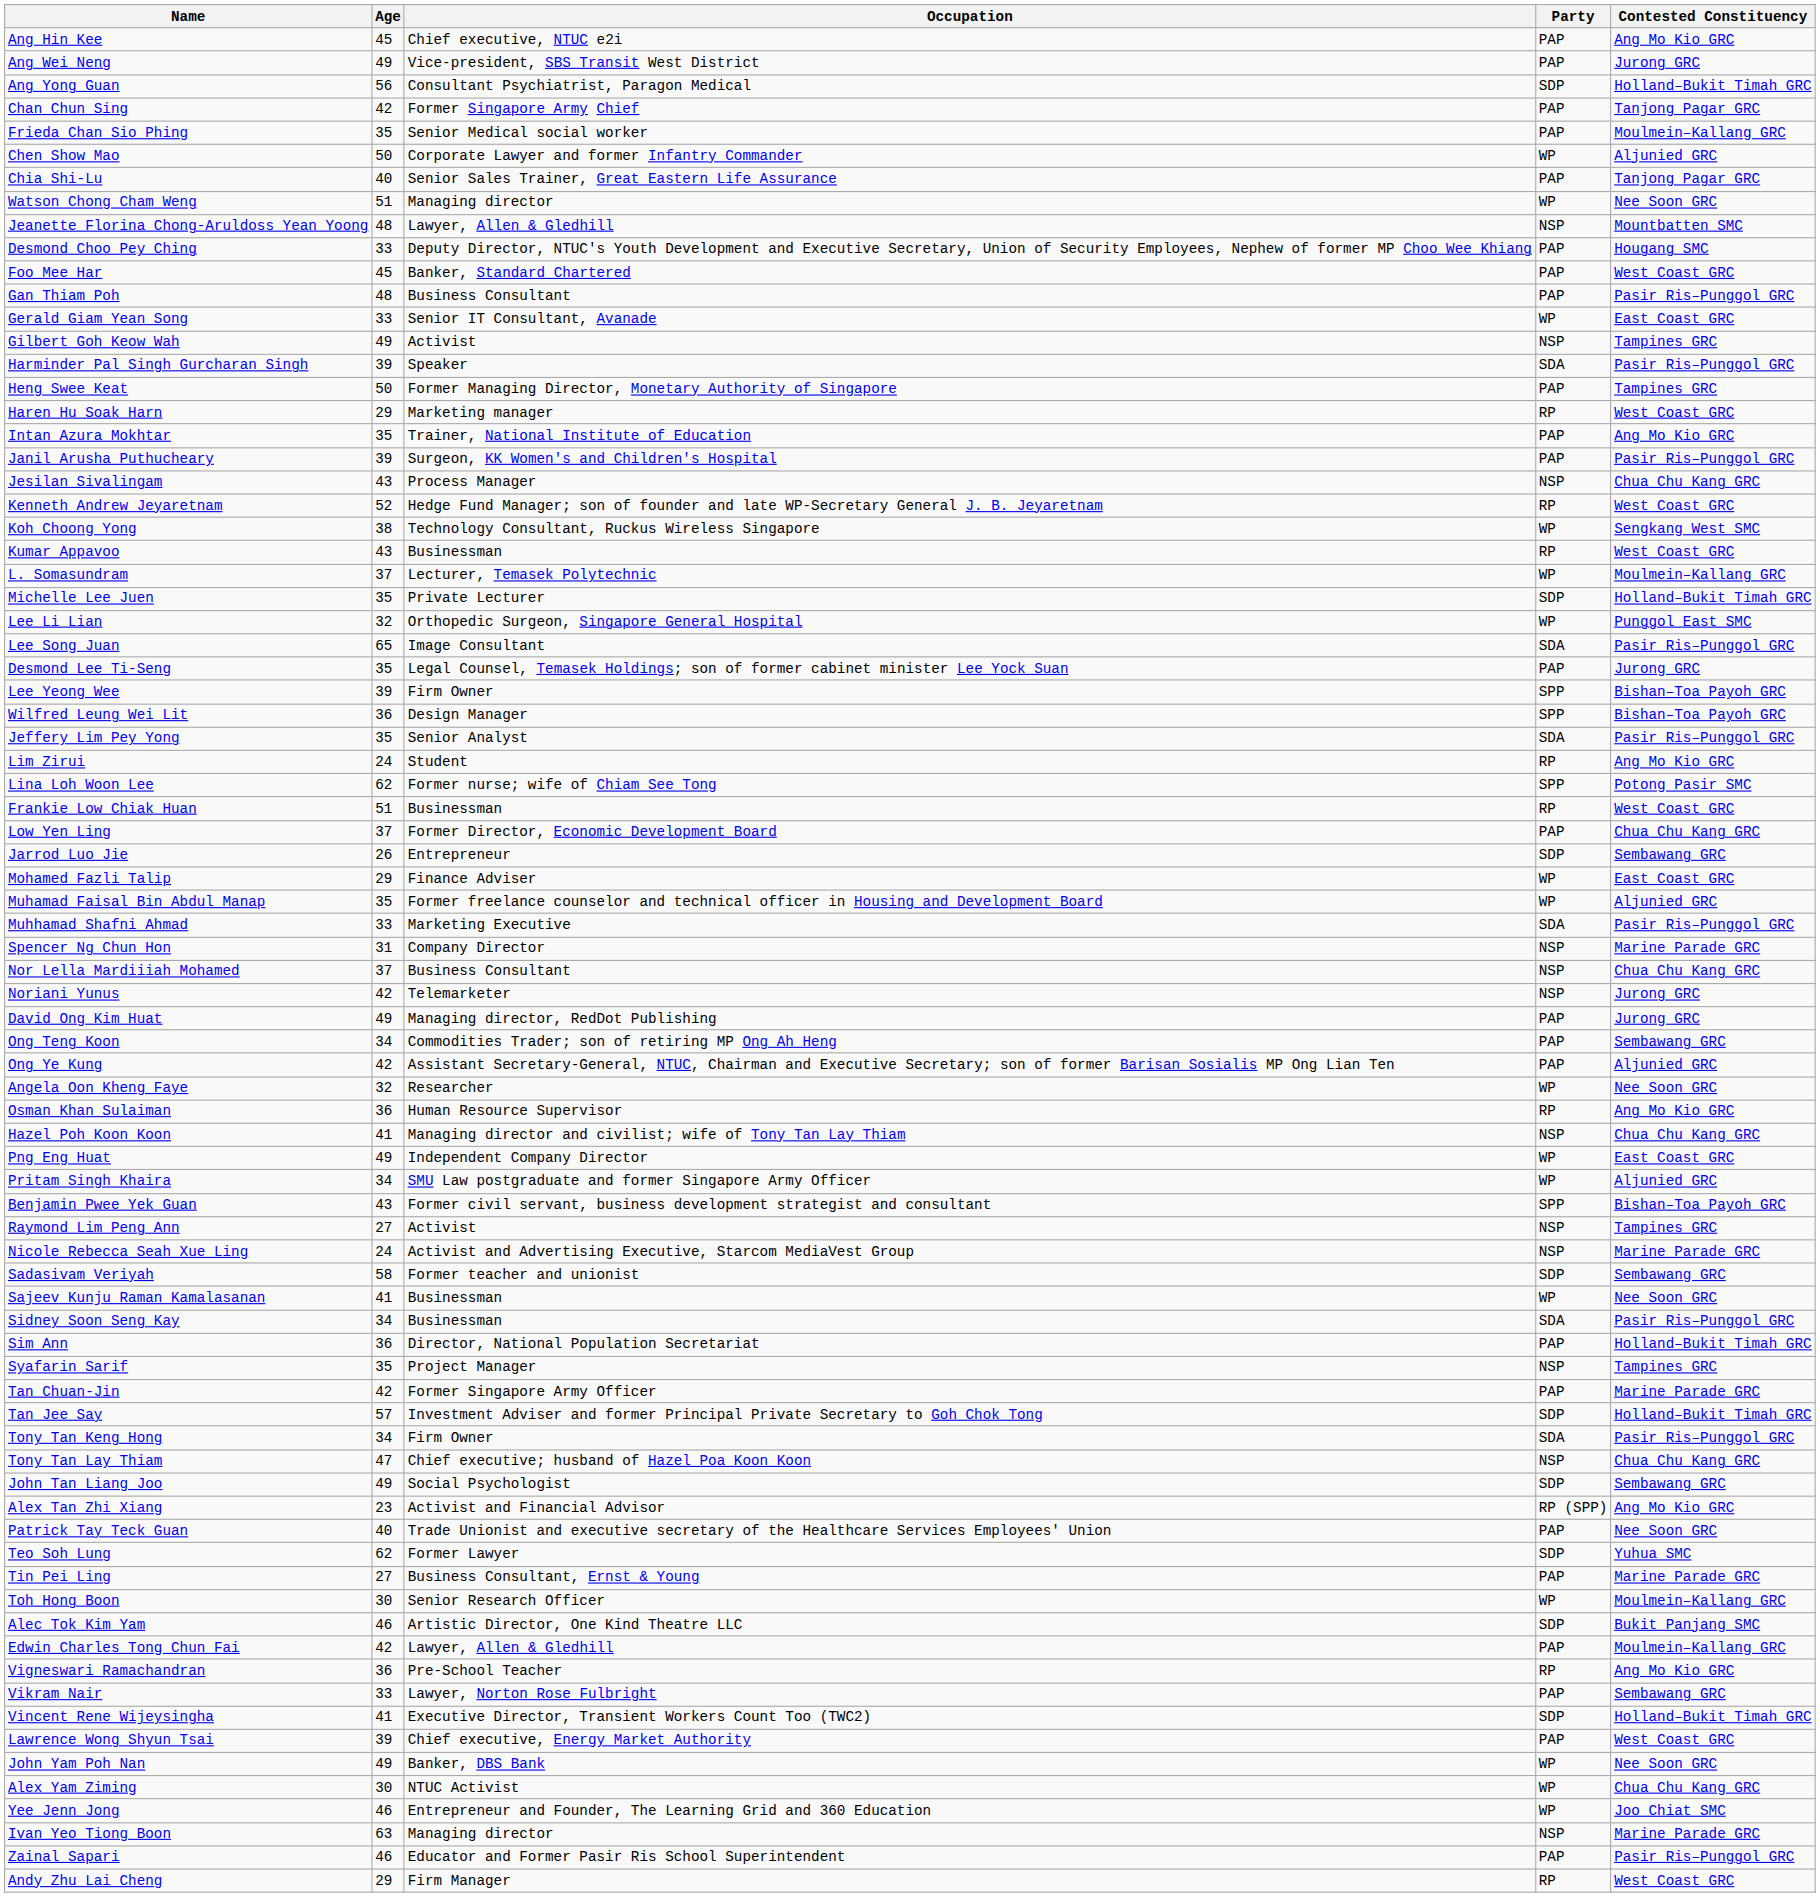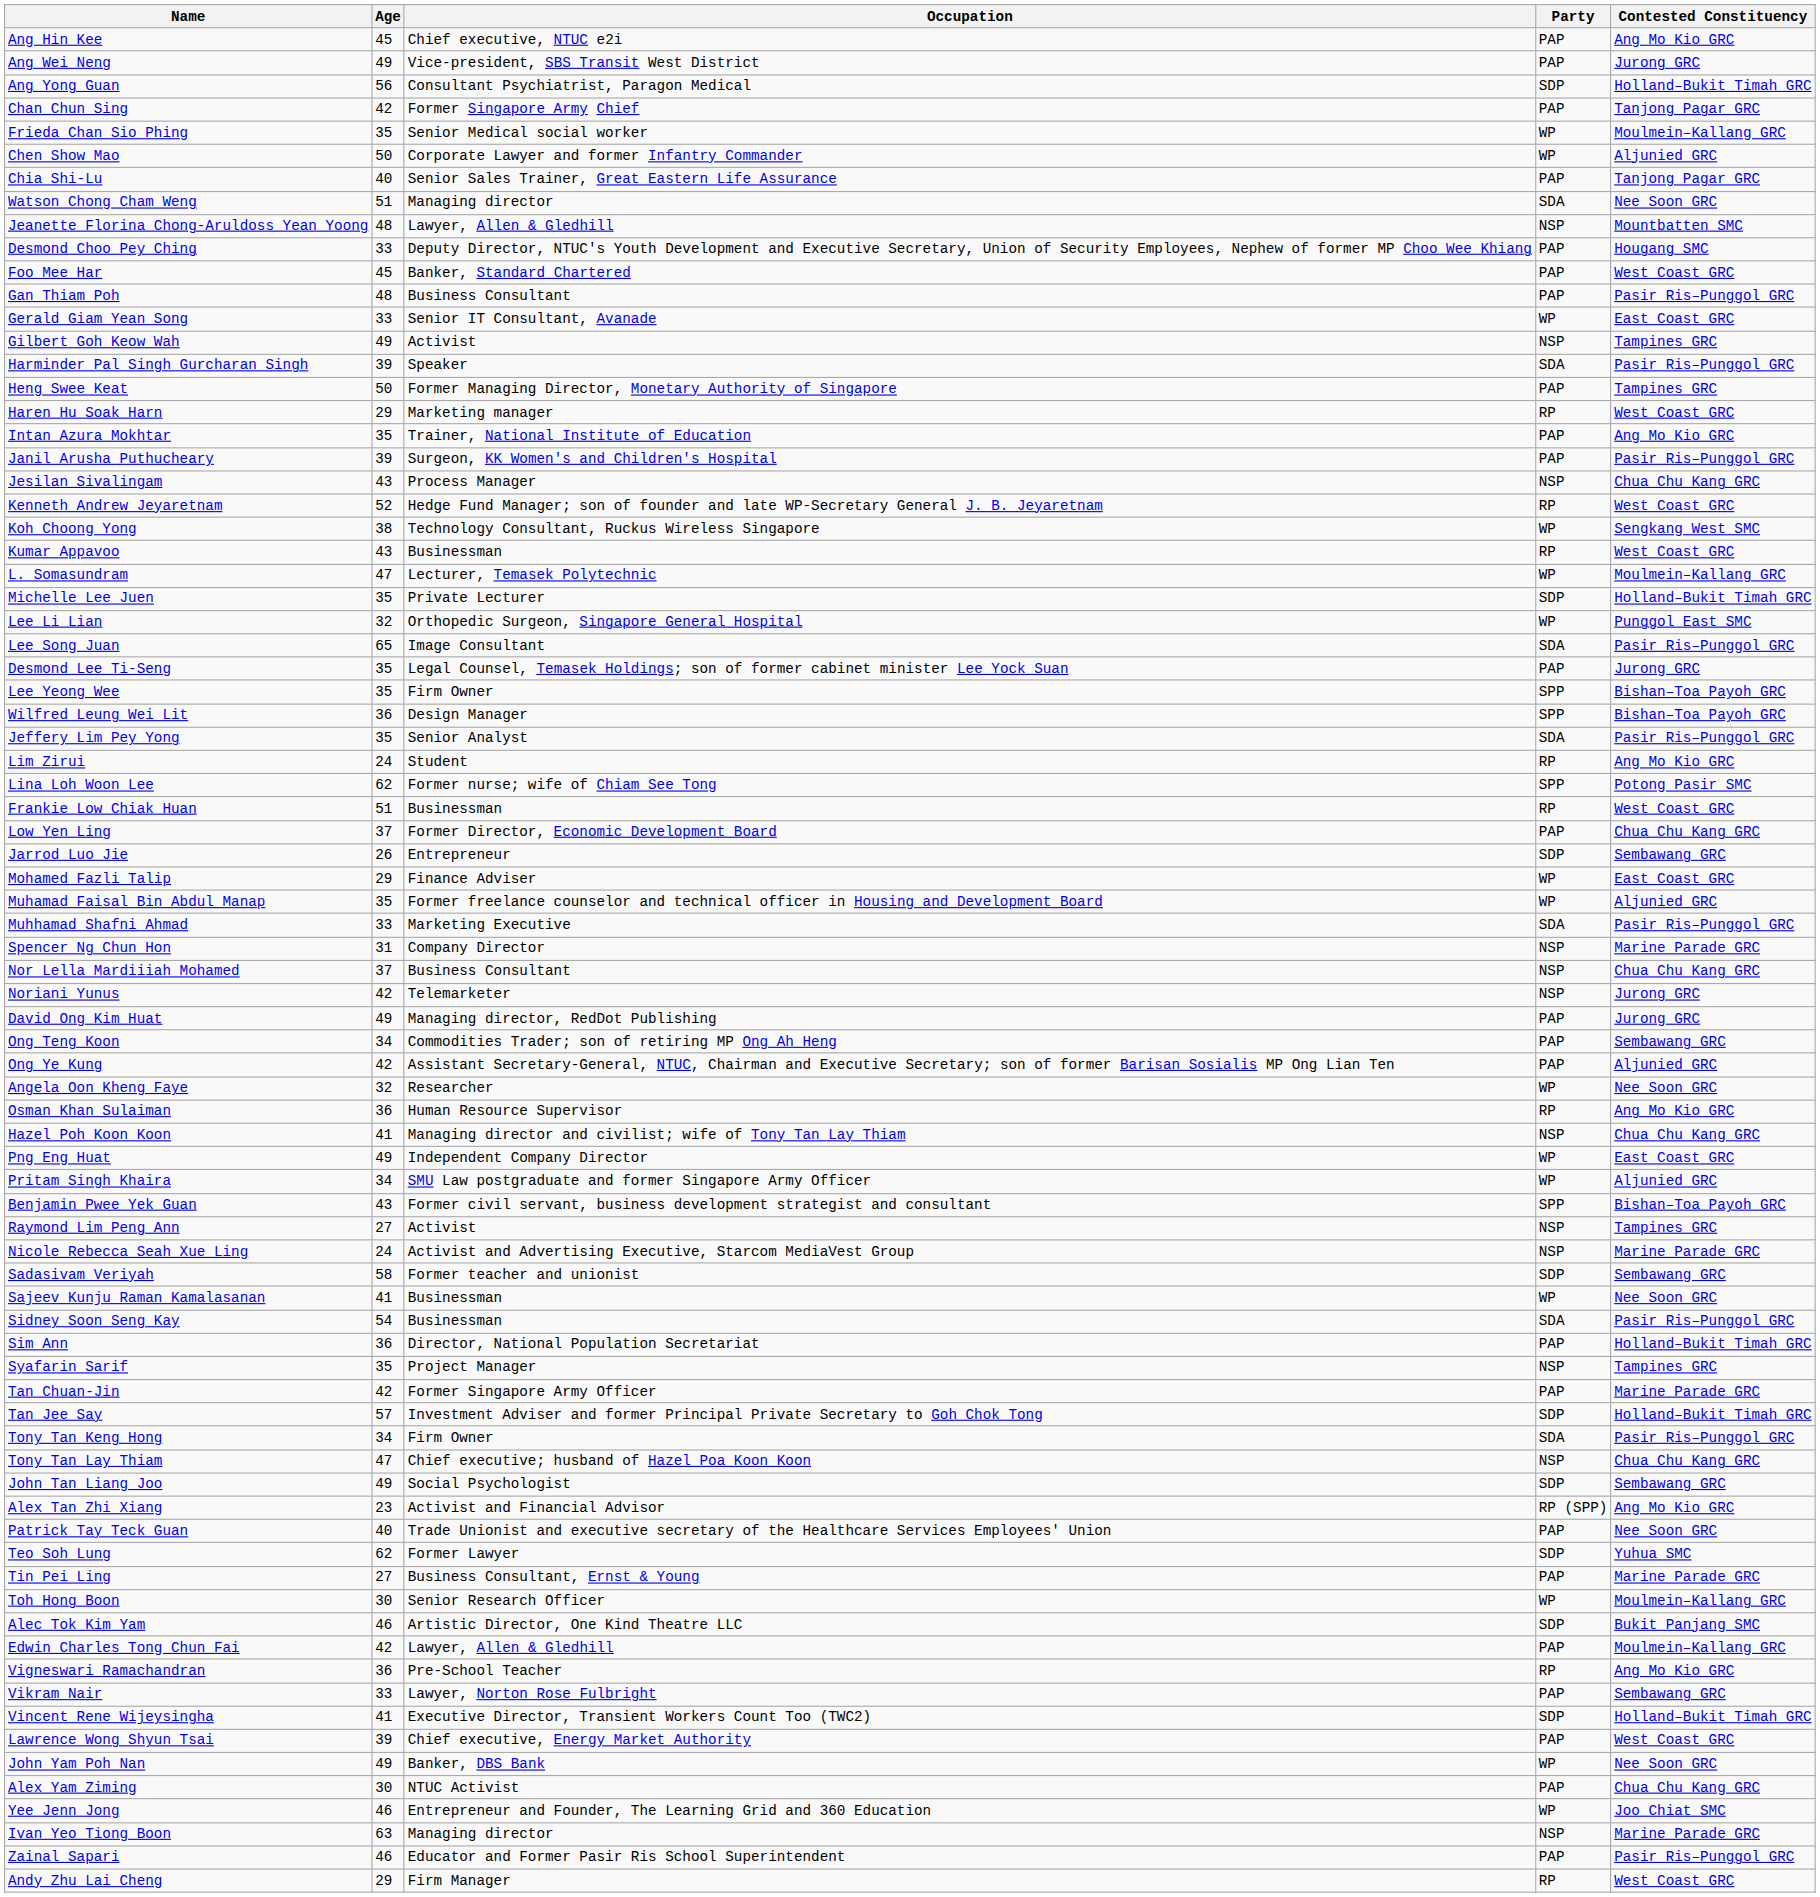(1552, 133) PAP -> (1547, 133) WP
(1547, 203) WP -> (1552, 203) SDA
(384, 576) 37 -> (384, 576) 47
(384, 692) 39 -> (384, 692) 35
(384, 1321) 34 -> (384, 1321) 54
(1547, 1787) WP -> (1552, 1787) PAP
